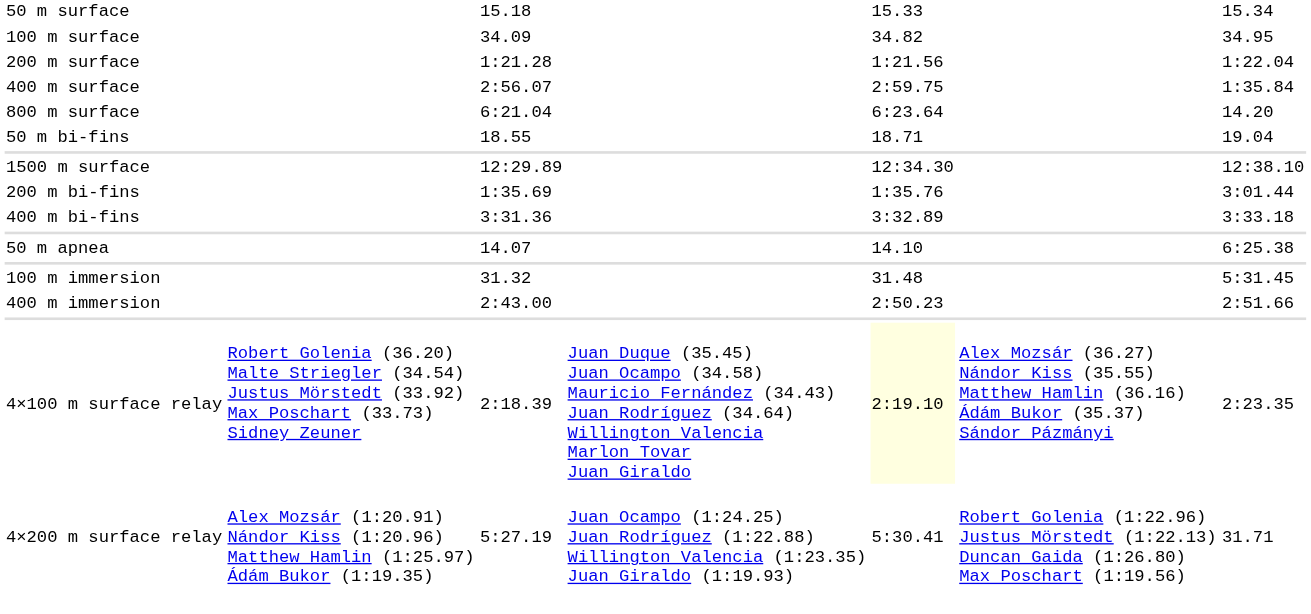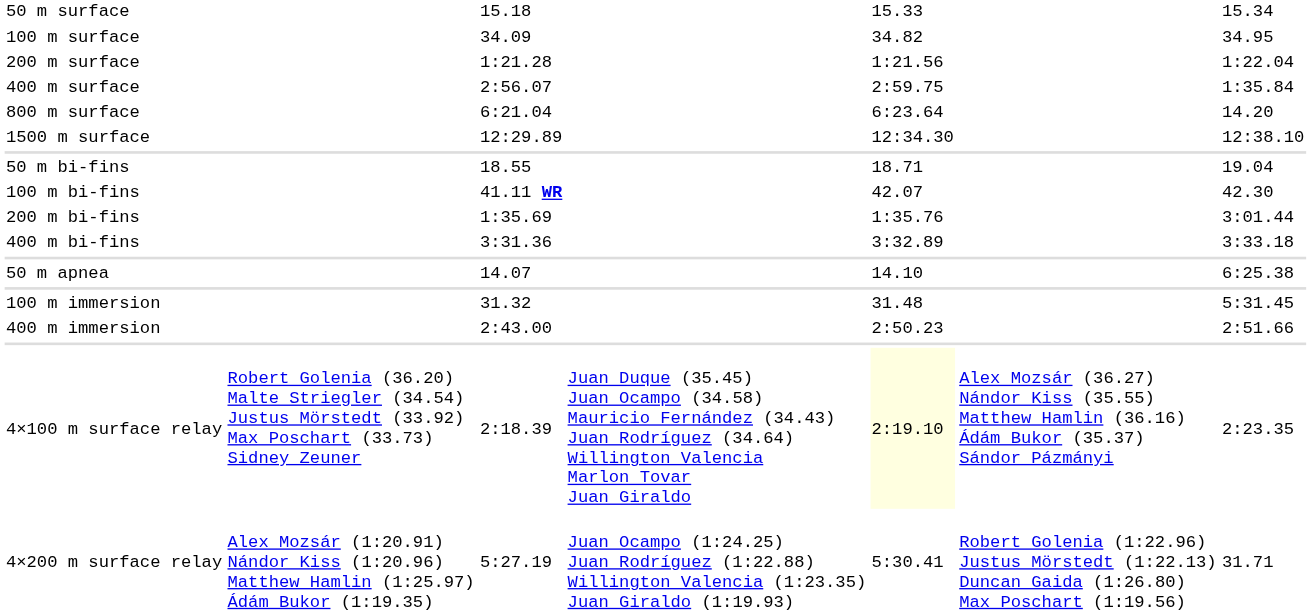rows swapped: (78, 168) <-> (68, 137)
+ row: (73, 193)
